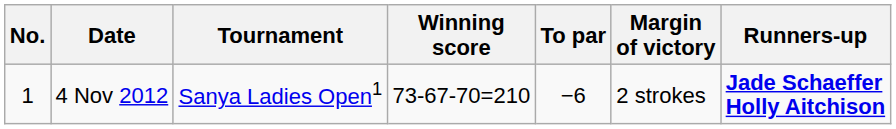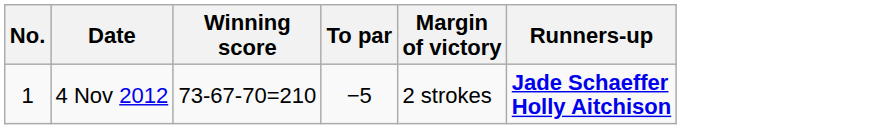- column: (280, 35)
(573, 94) −6 -> (359, 94) −5
